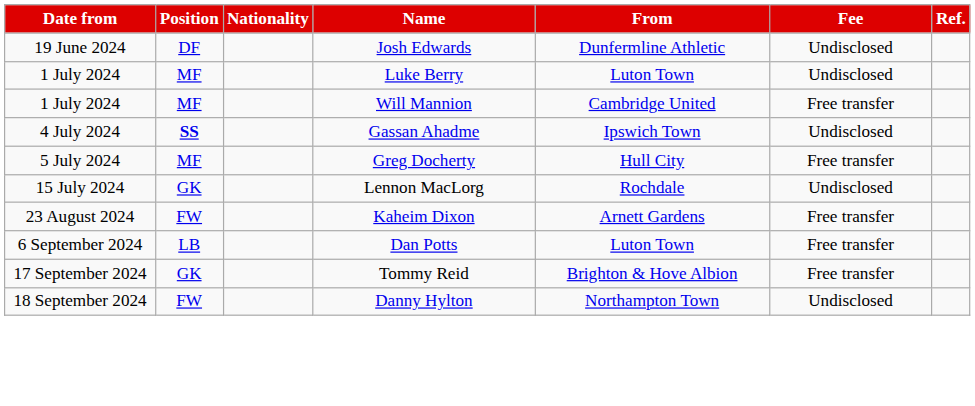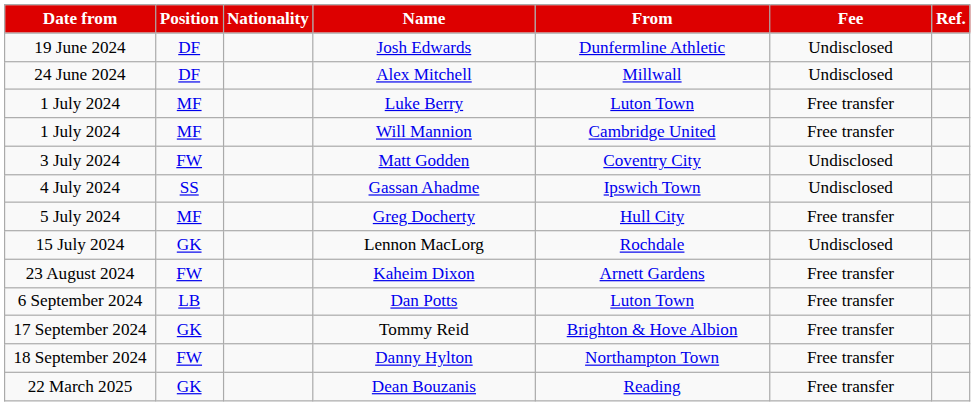+ row: (424, 75)
(851, 75) Undisclosed -> (851, 103) Free transfer
+ row: (424, 160)
(189, 132) bold -> (189, 188) normal
(851, 301) Undisclosed -> (851, 358) Free transfer
+ row: (424, 386)
